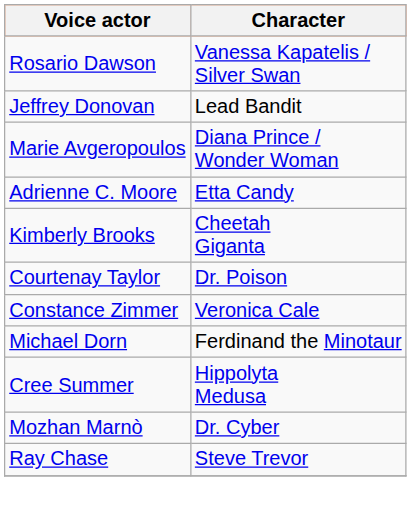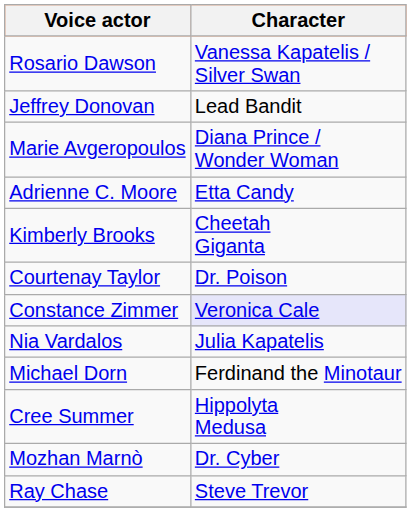(257, 309) no background -> (257, 309) lavender background
+ row: (66, 341)
